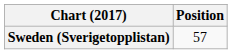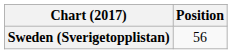(200, 37) 57 -> (200, 37) 56
